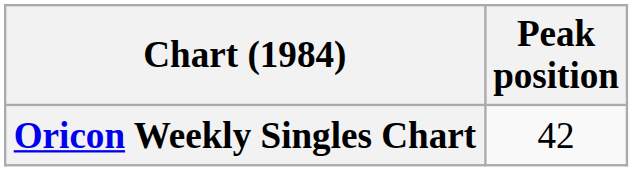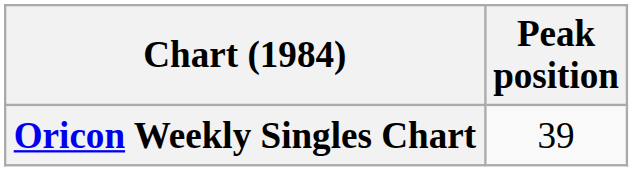(556, 134) 42 -> (556, 134) 39
